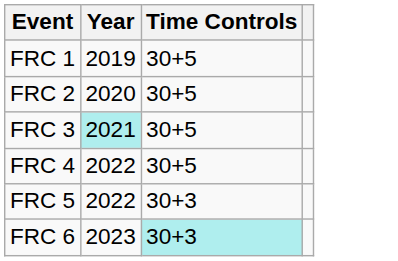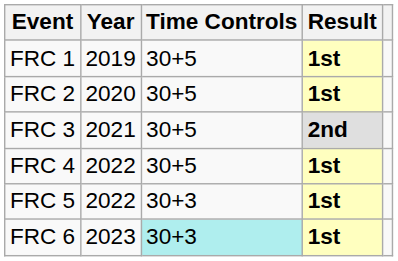+ column: (342, 22)
(111, 129) paleturquoise background -> (111, 129) no background
